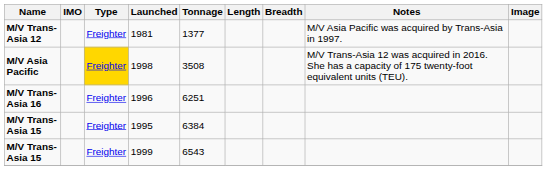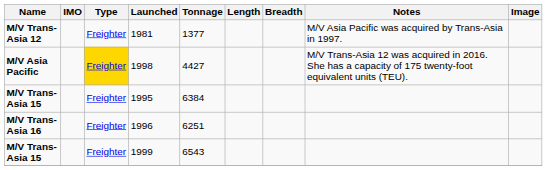(193, 66) 3508 -> (193, 66) 4427
rows swapped: (142, 125) <-> (142, 98)
